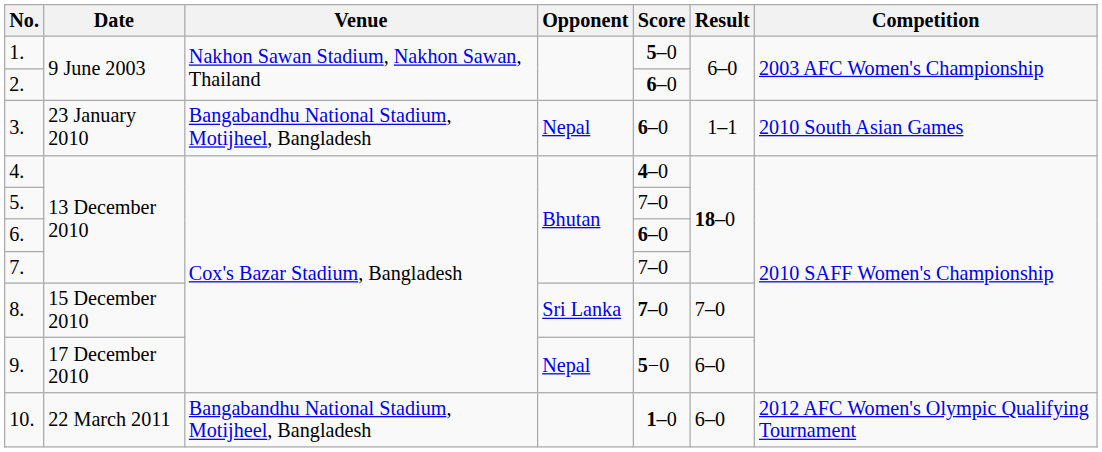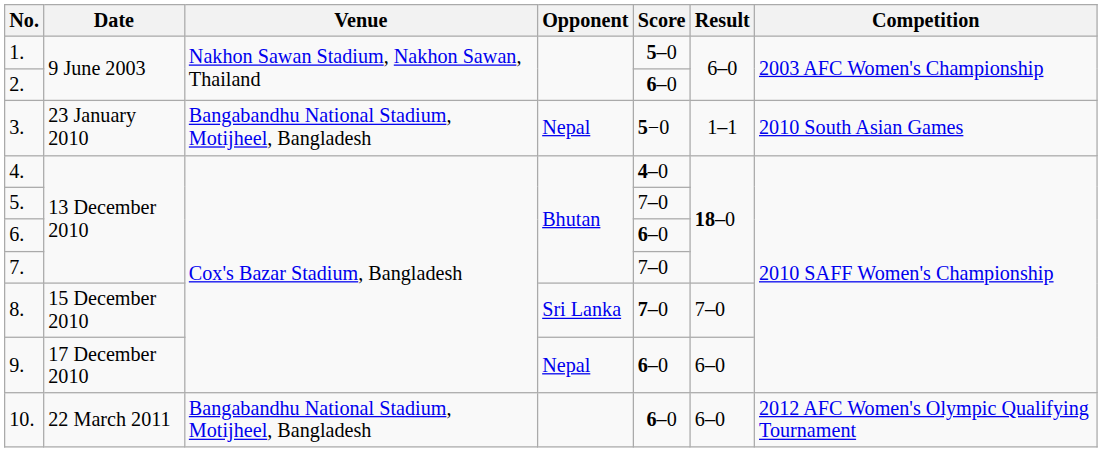(653, 127) 6–0 -> (654, 127) 5−0
(654, 364) 5−0 -> (653, 364) 6–0
(662, 419) 1–0 -> (662, 419) 6–0
